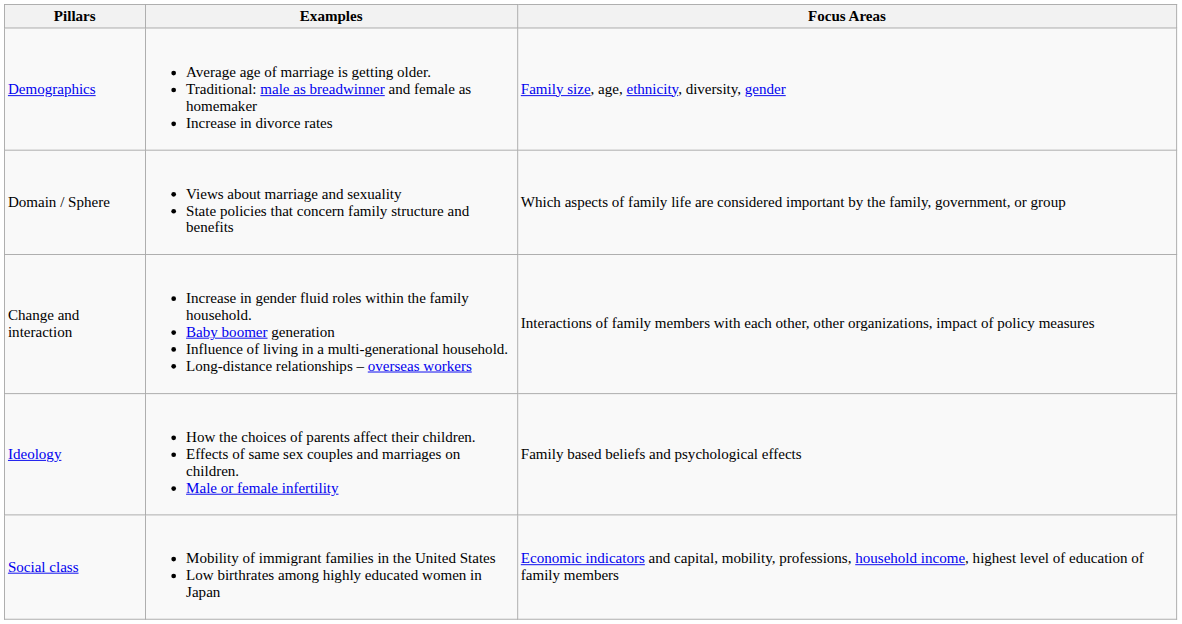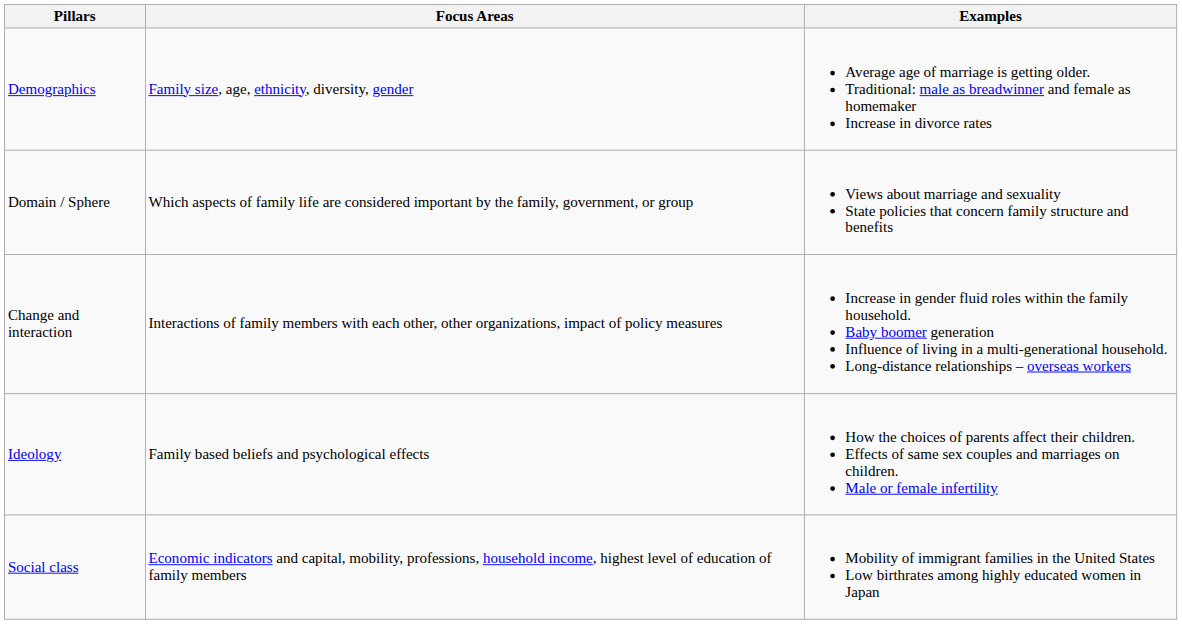columns swapped: (847, 16) <-> (331, 16)
